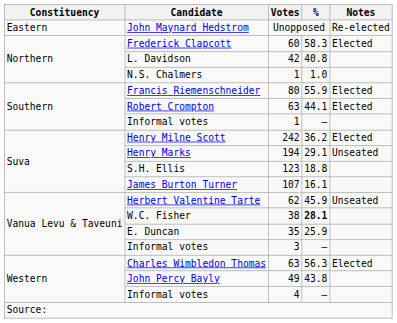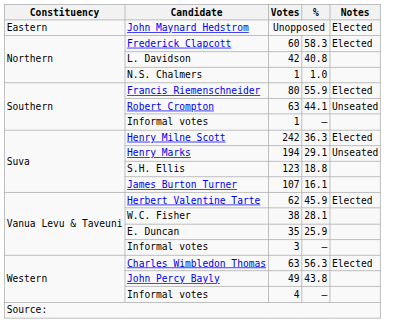(361, 28) Re-elected -> (352, 28) Elected
(352, 106) Elected -> (355, 106) Unseated
(316, 138) 36.2 -> (316, 138) 36.3
(355, 200) Unseated -> (352, 200) Elected
(316, 216) bold -> (316, 216) normal
